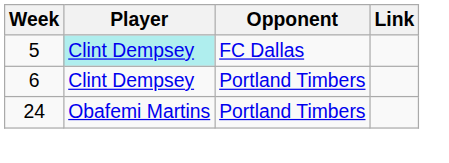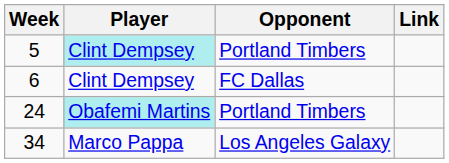(262, 50) FC Dallas -> (292, 50) Portland Timbers
(292, 81) Portland Timbers -> (262, 81) FC Dallas
(139, 111) no background -> (139, 111) paleturquoise background
+ row: (34, 142)
